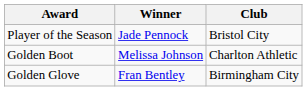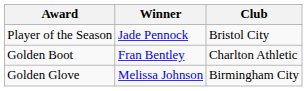(161, 55) Melissa Johnson -> (151, 55) Fran Bentley
(151, 75) Fran Bentley -> (161, 75) Melissa Johnson
